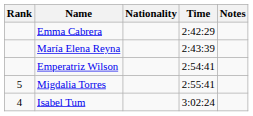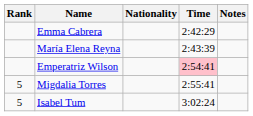(198, 66) no background -> (198, 66) pink background
(19, 102) 4 -> (19, 102) 5
